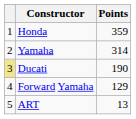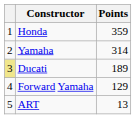(120, 68) 190 -> (120, 68) 189
